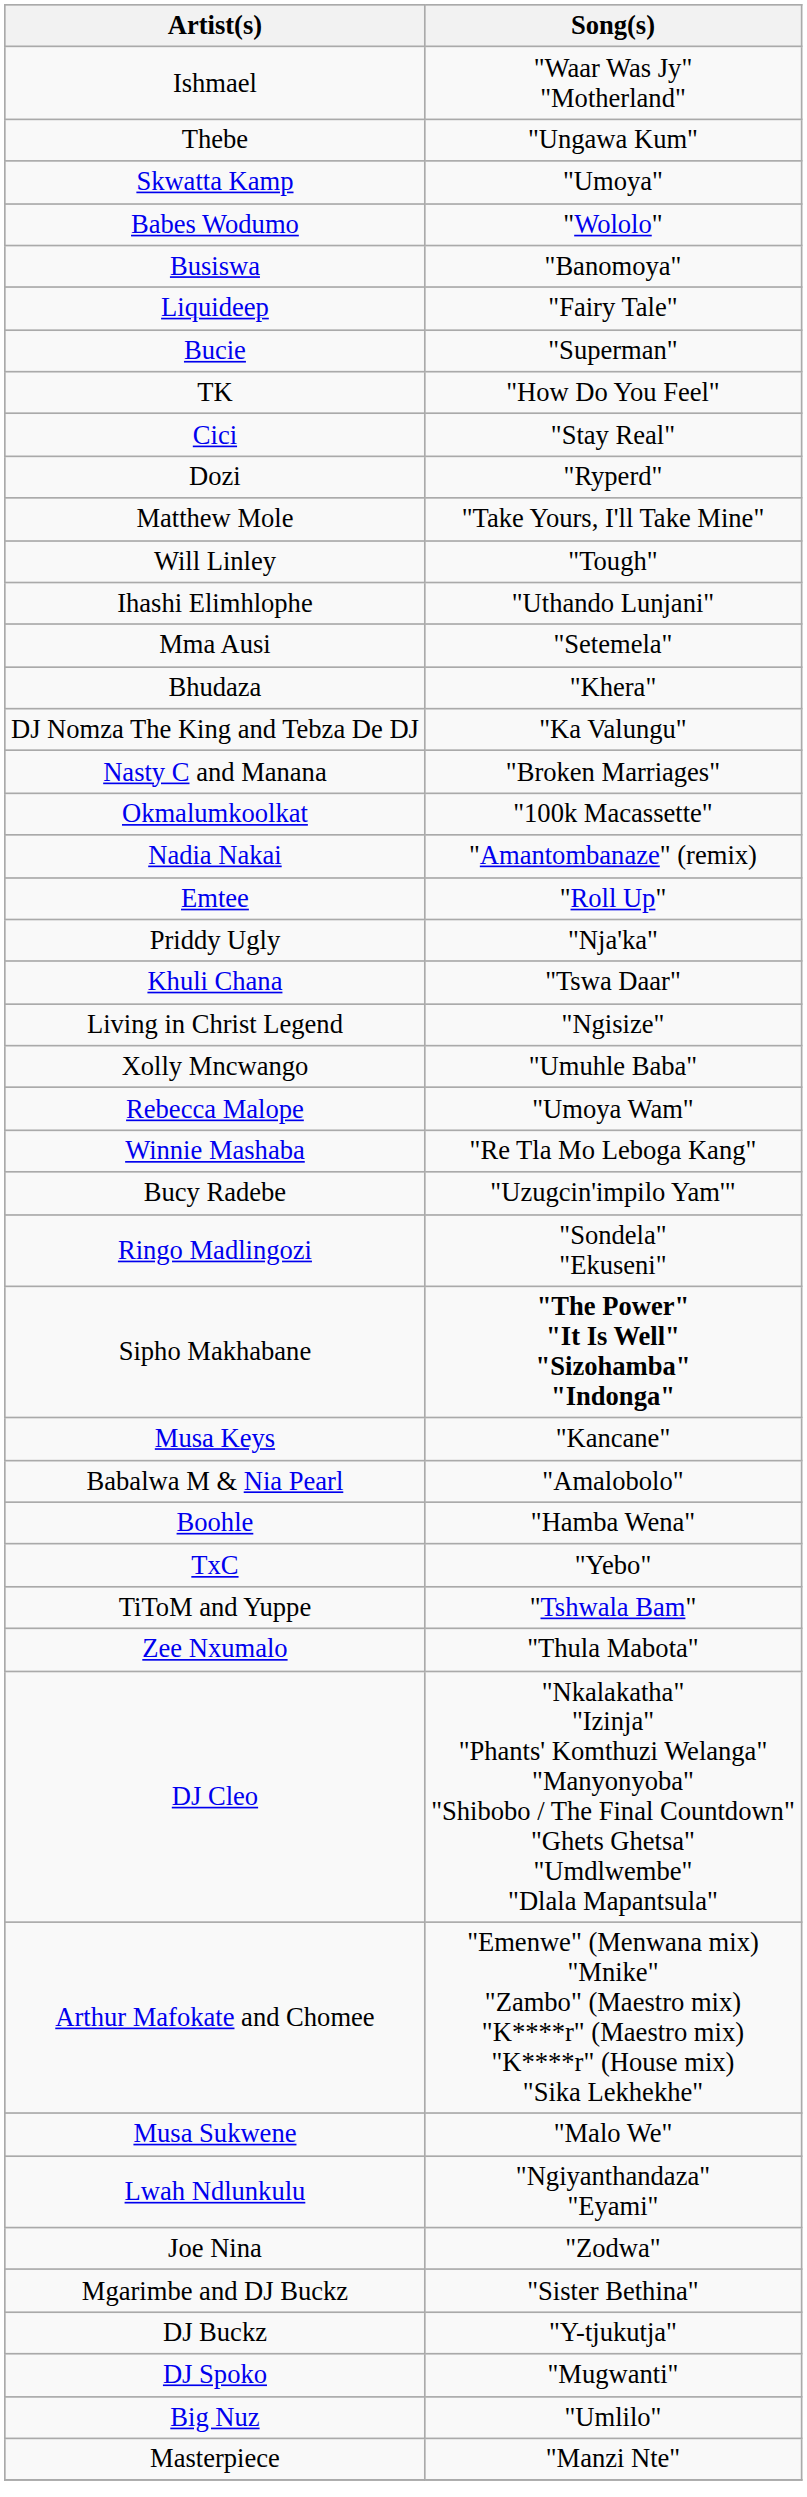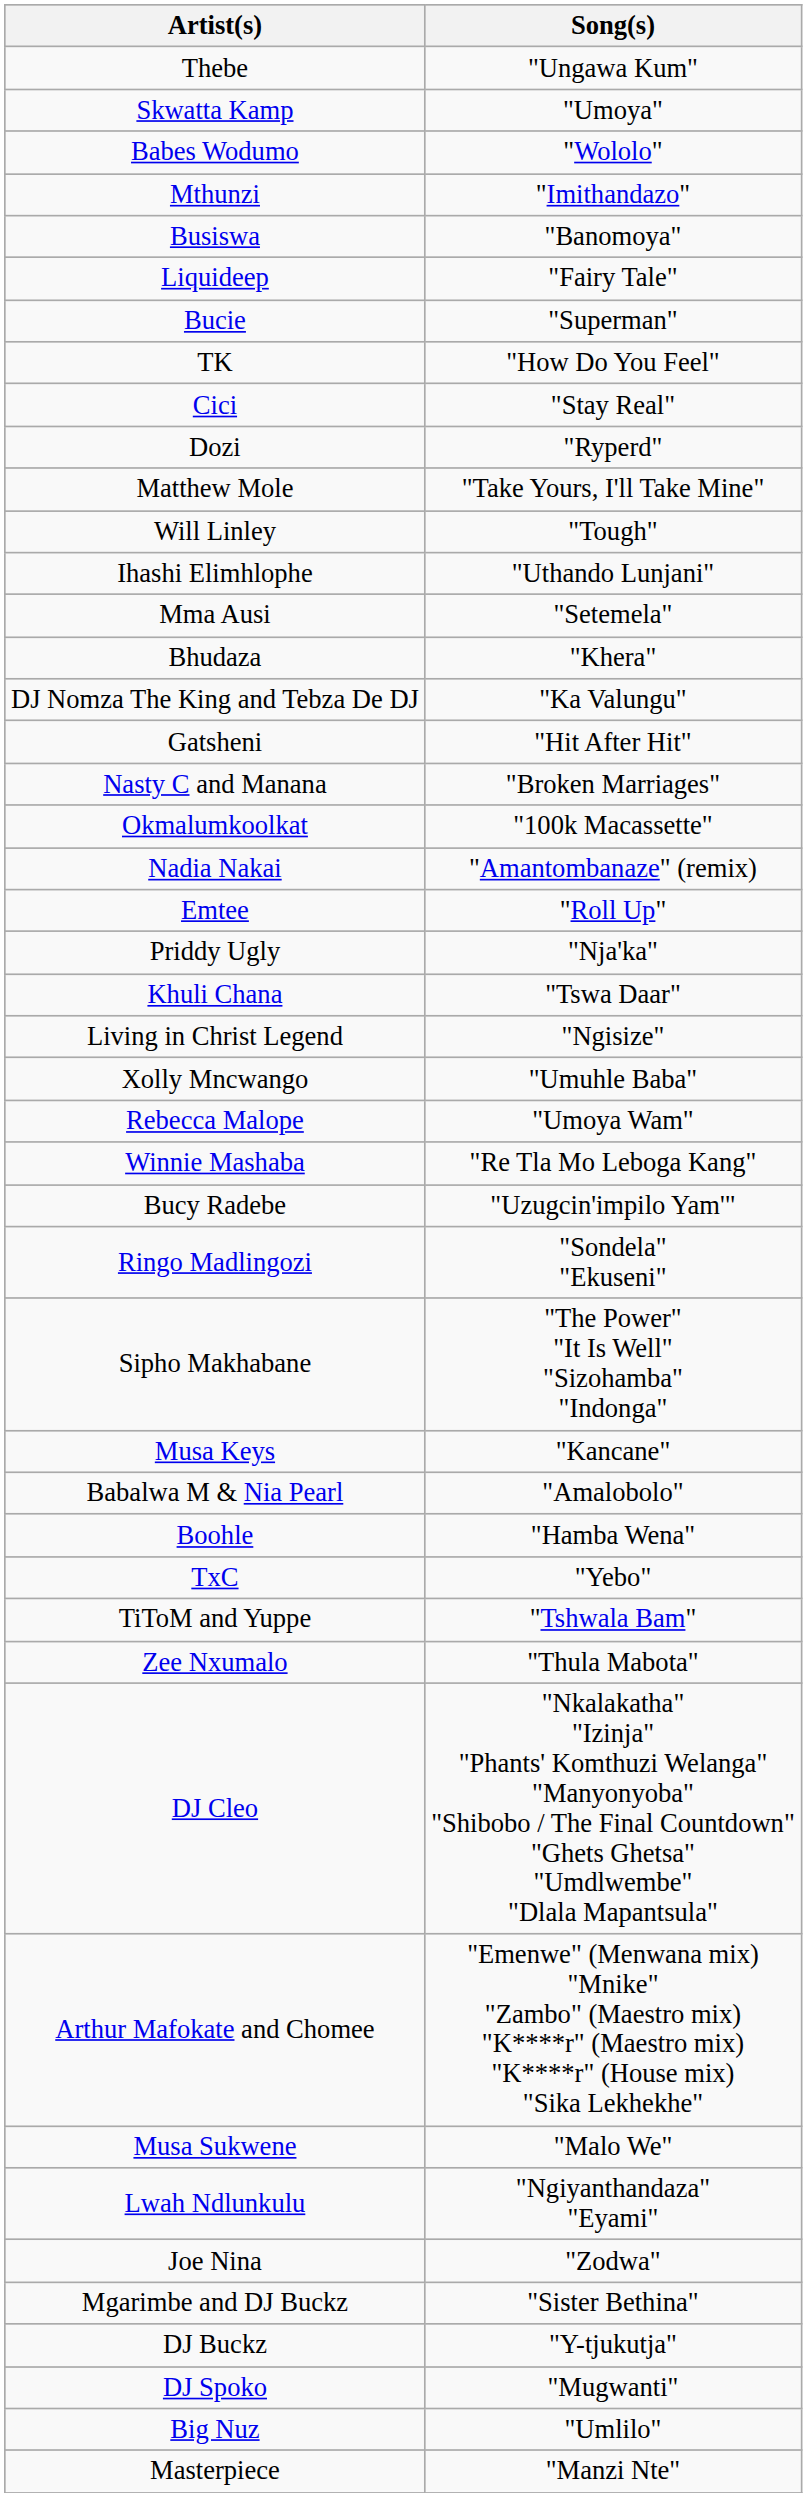- row: (215, 82)
+ row: (215, 194)
+ row: (215, 741)
(613, 1351) bold -> (613, 1363) normal
